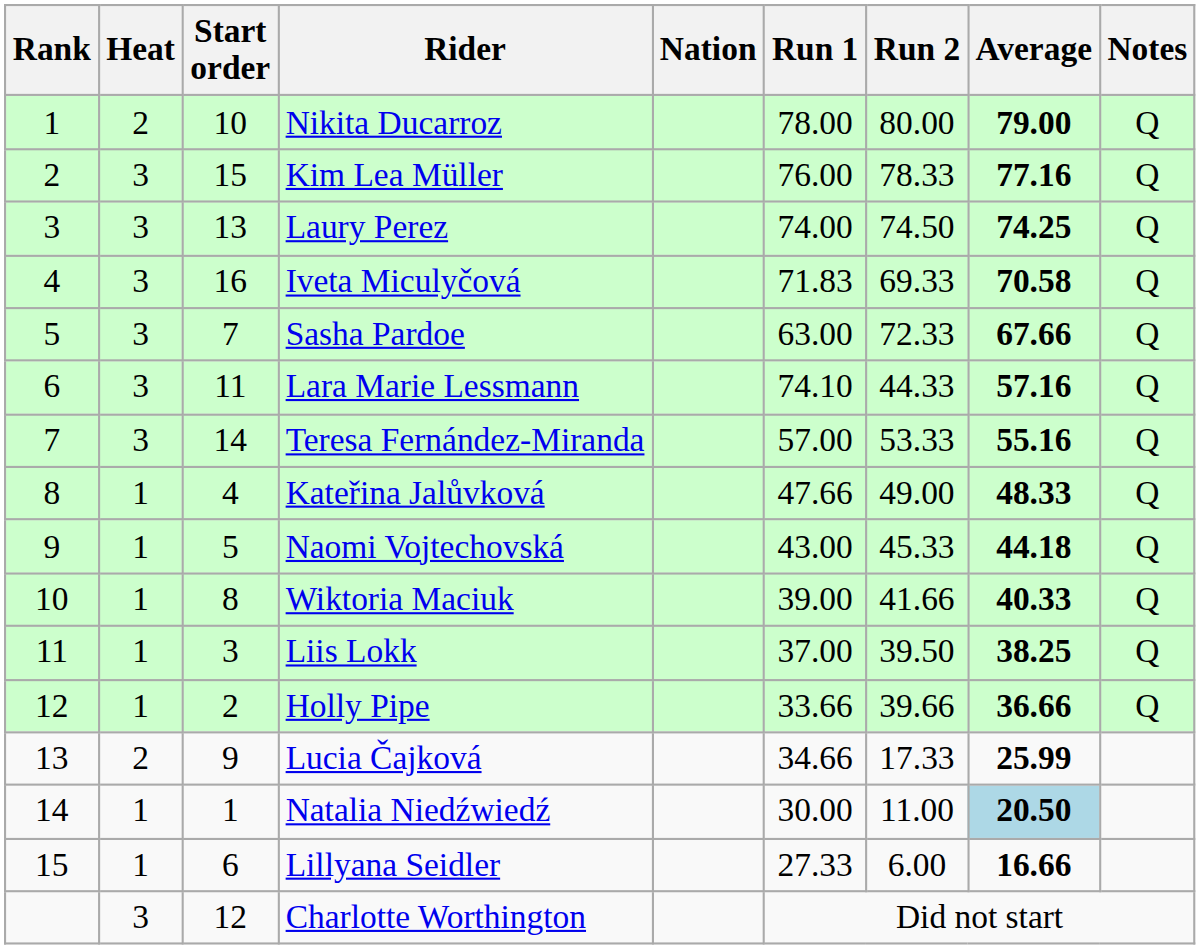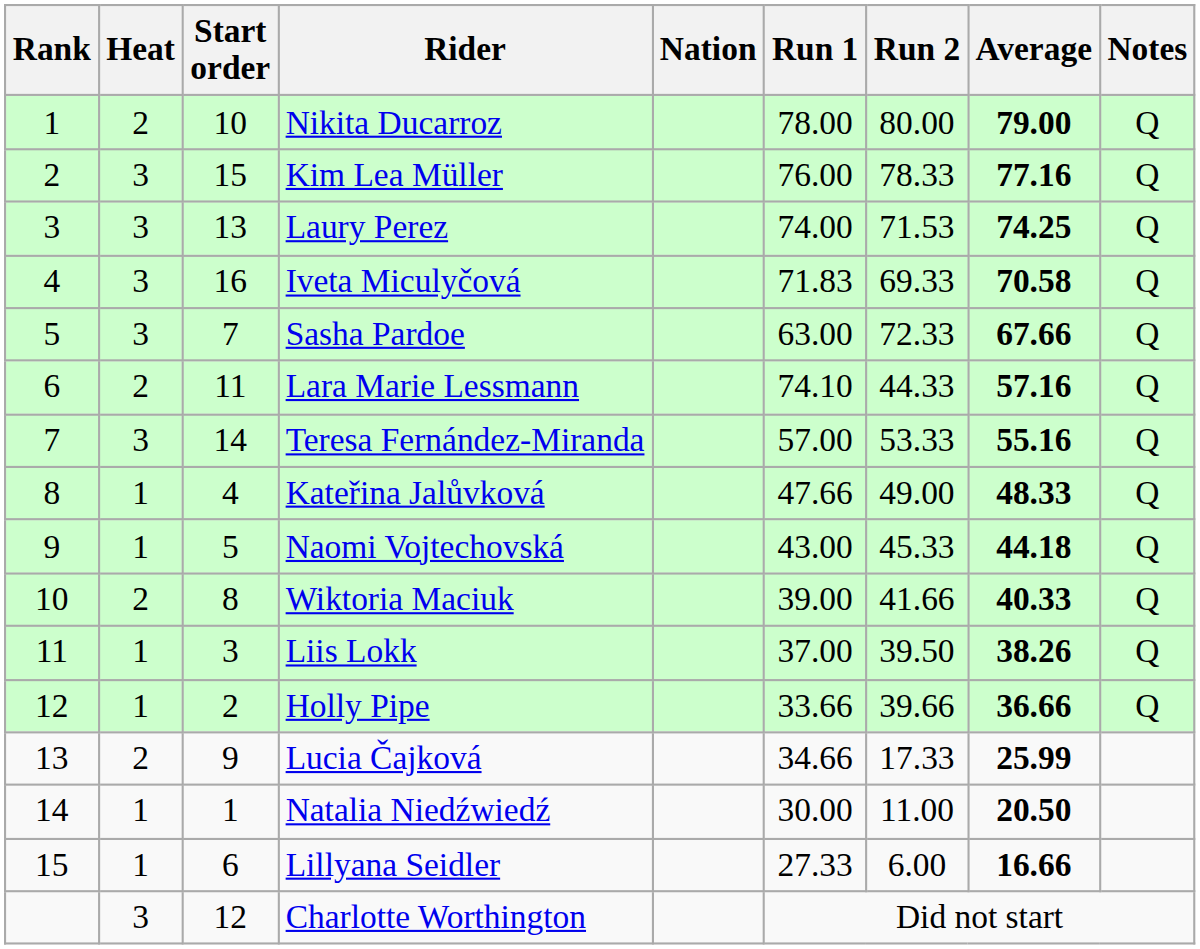(917, 227) 74.50 -> (917, 227) 71.53
(141, 386) 3 -> (141, 386) 2
(141, 598) 1 -> (141, 598) 2
(1034, 652) 38.25 -> (1034, 652) 38.26
(1034, 811) lightblue background -> (1034, 811) no background
